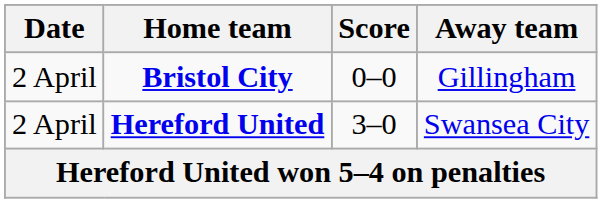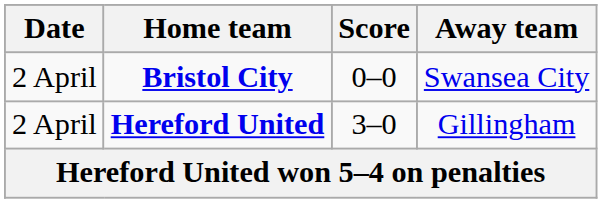(507, 76) Gillingham -> (507, 76) Swansea City
(507, 124) Swansea City -> (507, 124) Gillingham
